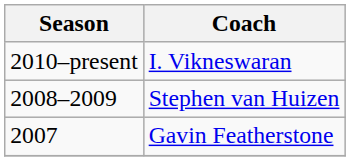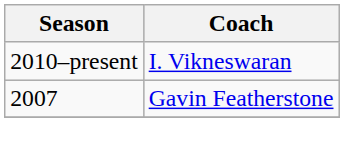- row: (244, 98)
